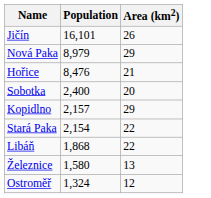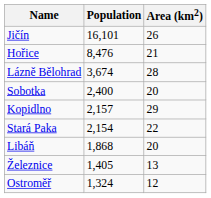- row: (33, 53)
+ row: (44, 72)
(129, 146) 22 -> (152, 146) 20
(77, 165) 1,580 -> (100, 165) 1,405
